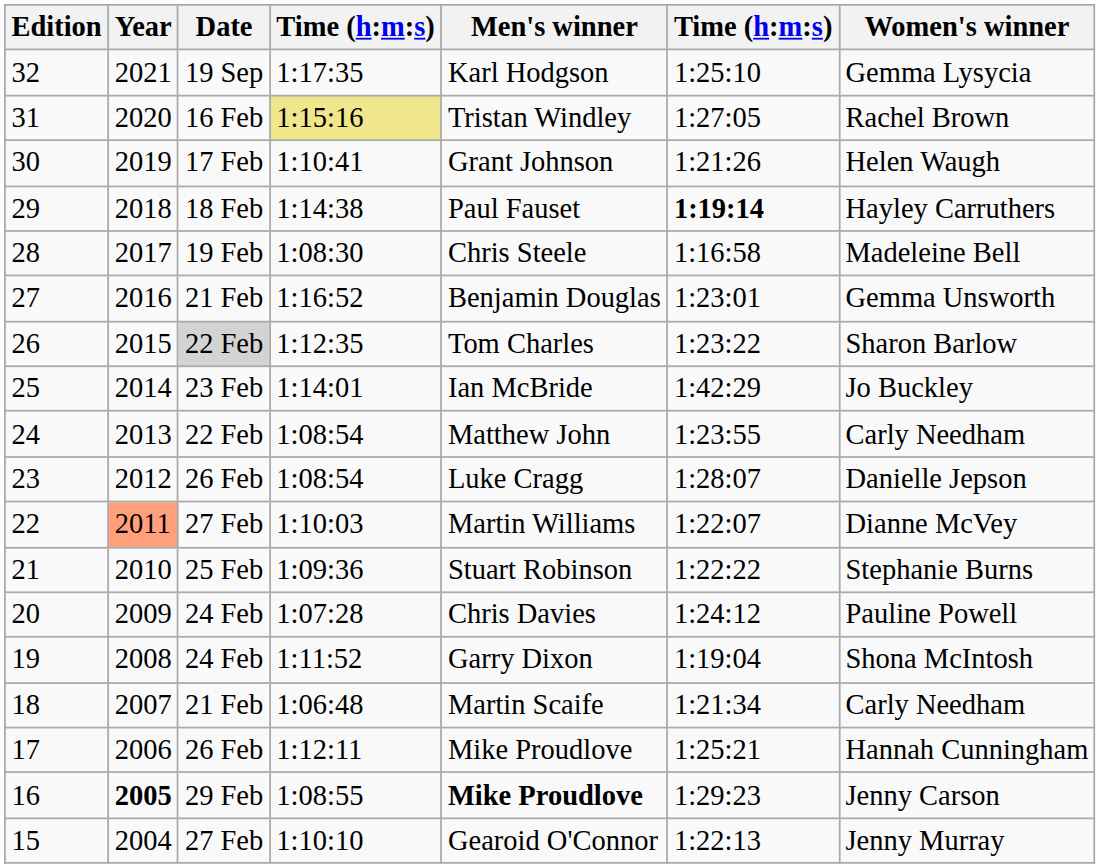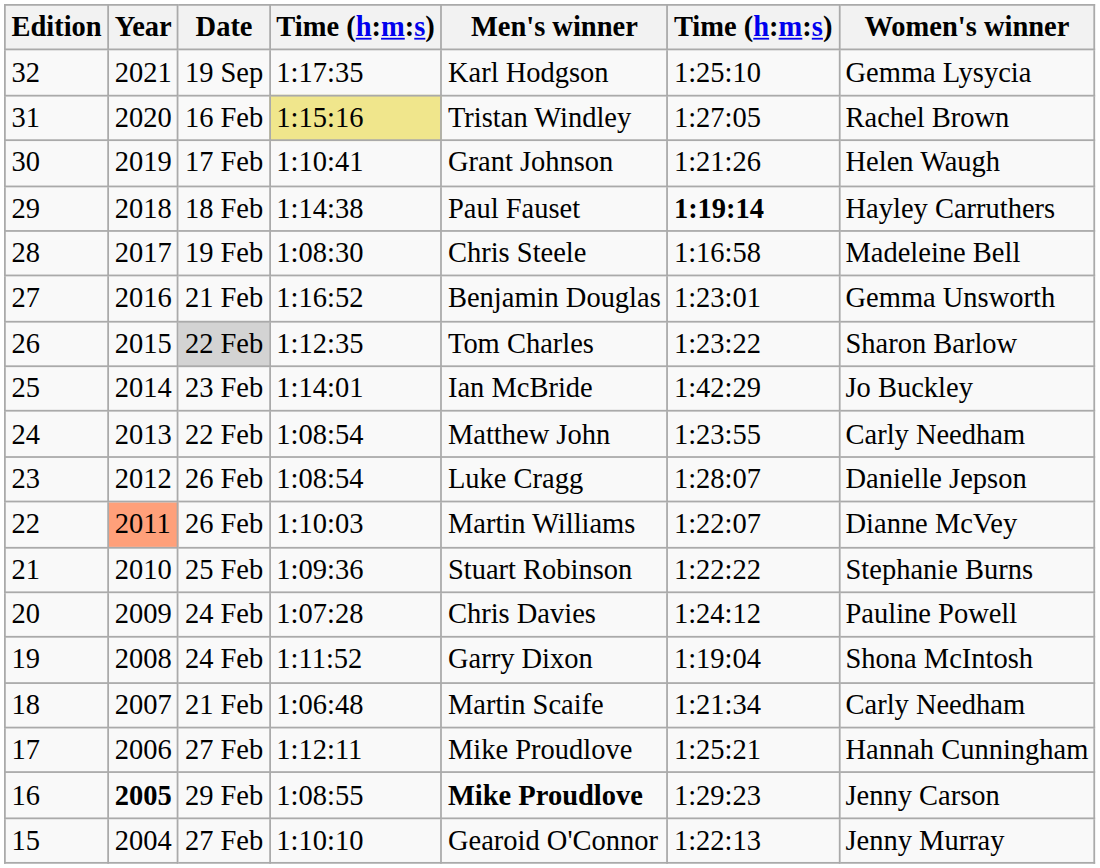(224, 523) 27 Feb -> (224, 523) 26 Feb
(224, 749) 26 Feb -> (224, 749) 27 Feb
